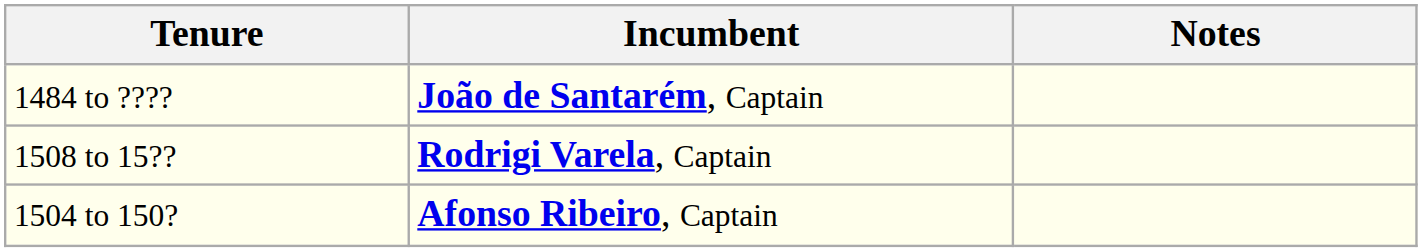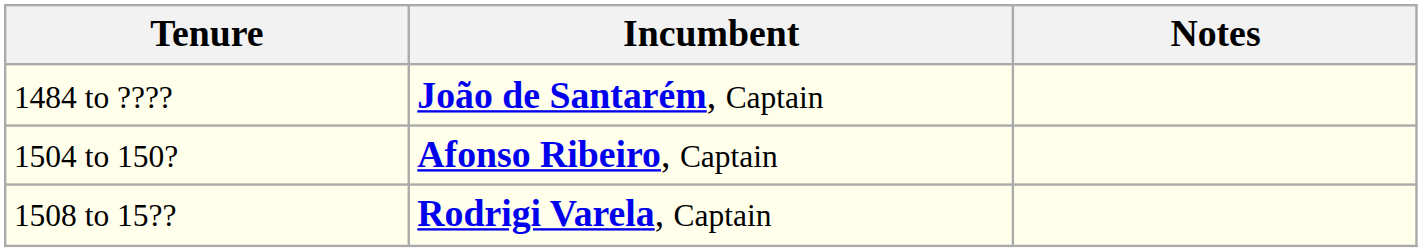rows swapped: (96, 216) <-> (95, 156)
